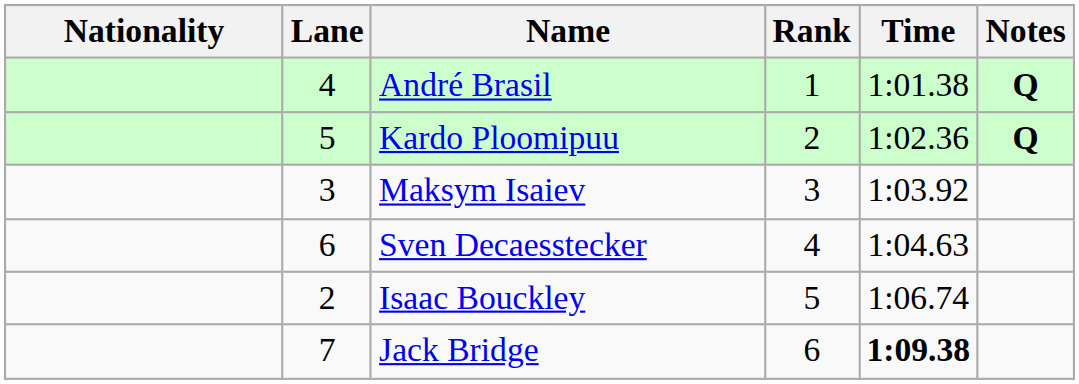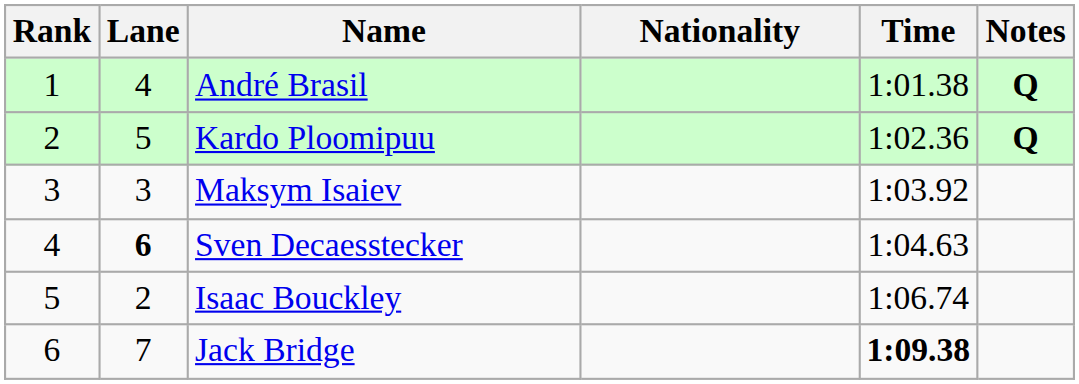columns swapped: (812, 31) <-> (144, 31)
(327, 244) normal -> (143, 244) bold
